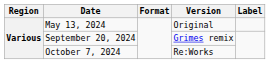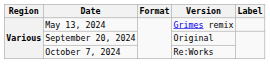(194, 25) Original -> (204, 25) Grimes remix
(204, 38) Grimes remix -> (194, 38) Original
